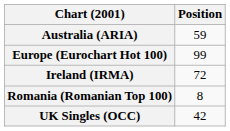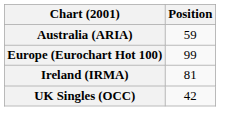(200, 75) 72 -> (190, 75) 81
- row: (90, 95)
